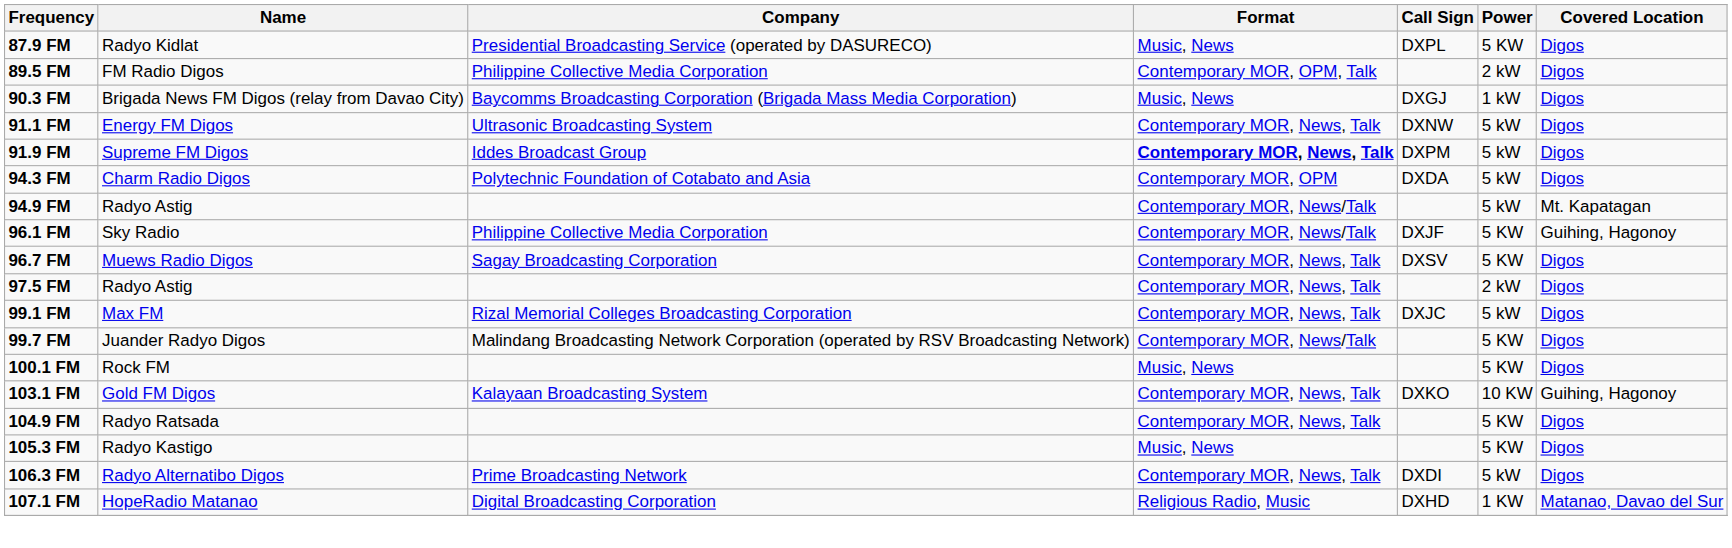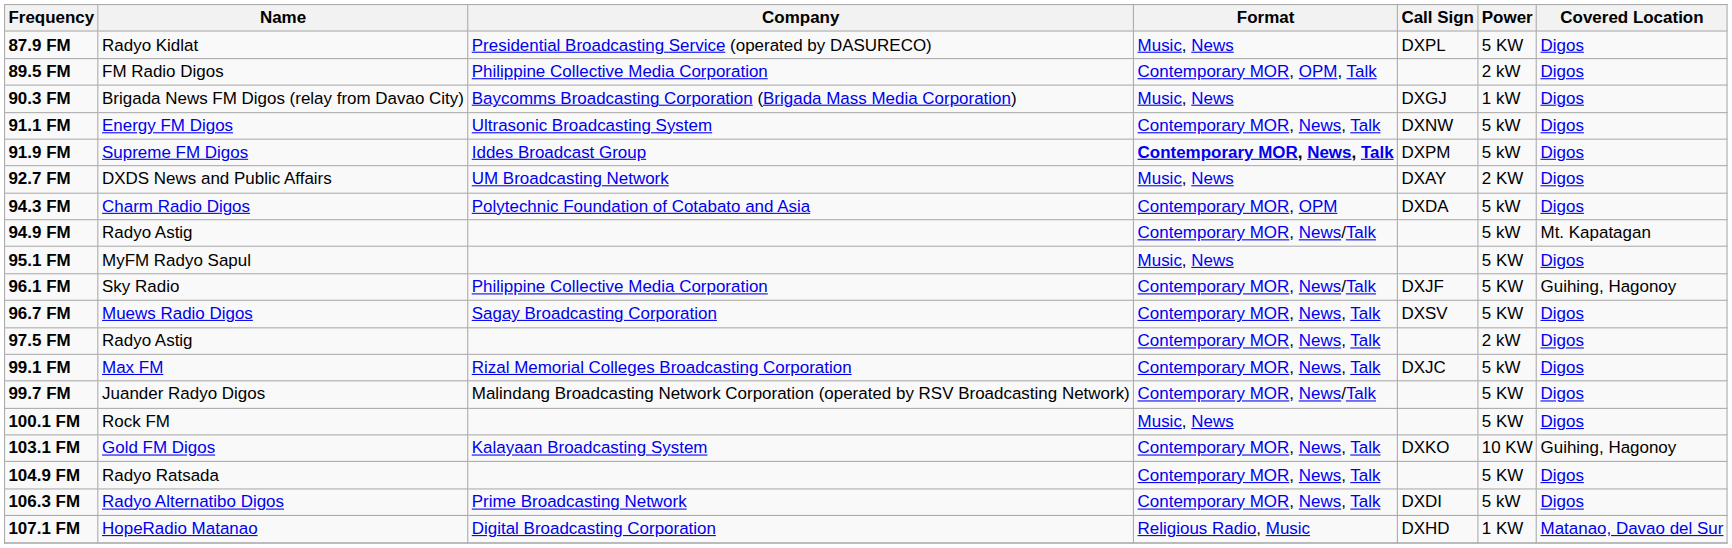+ row: (40, 179)
+ row: (40, 260)
- row: (44, 448)
